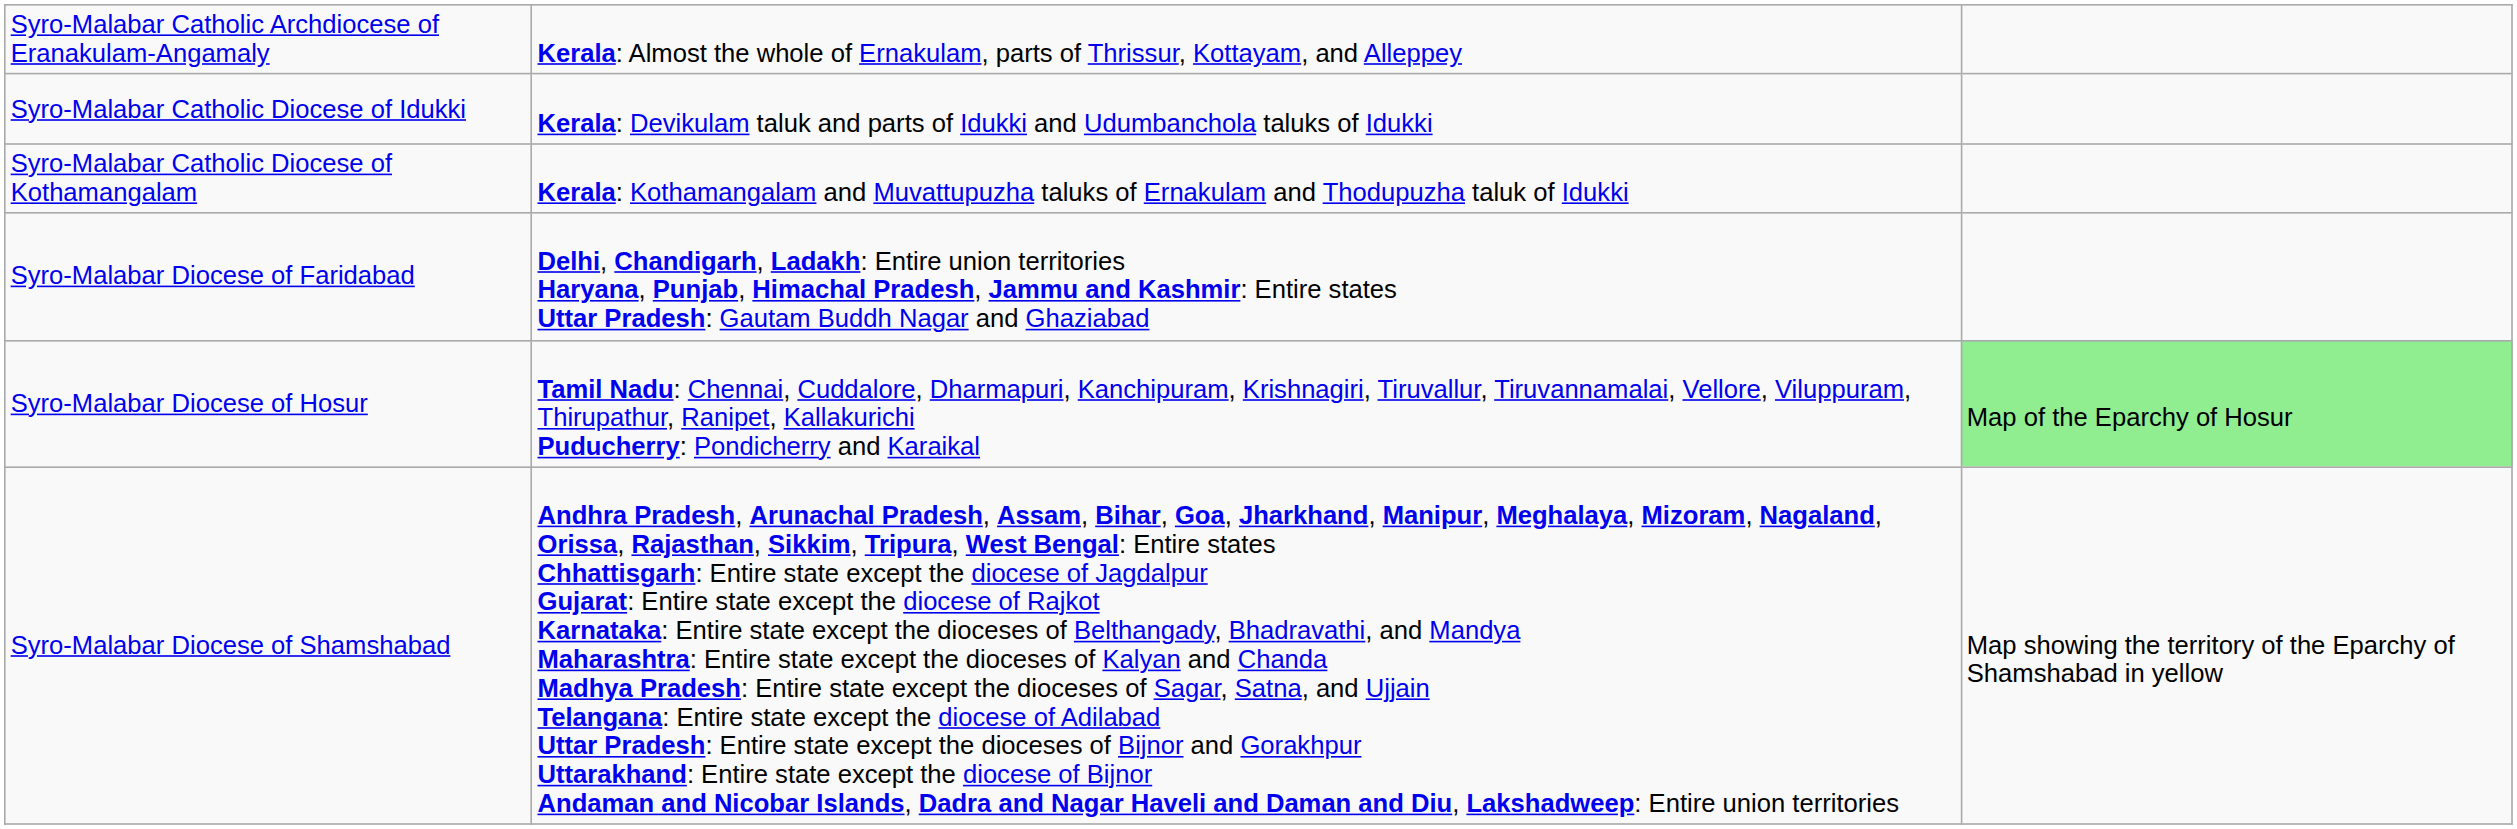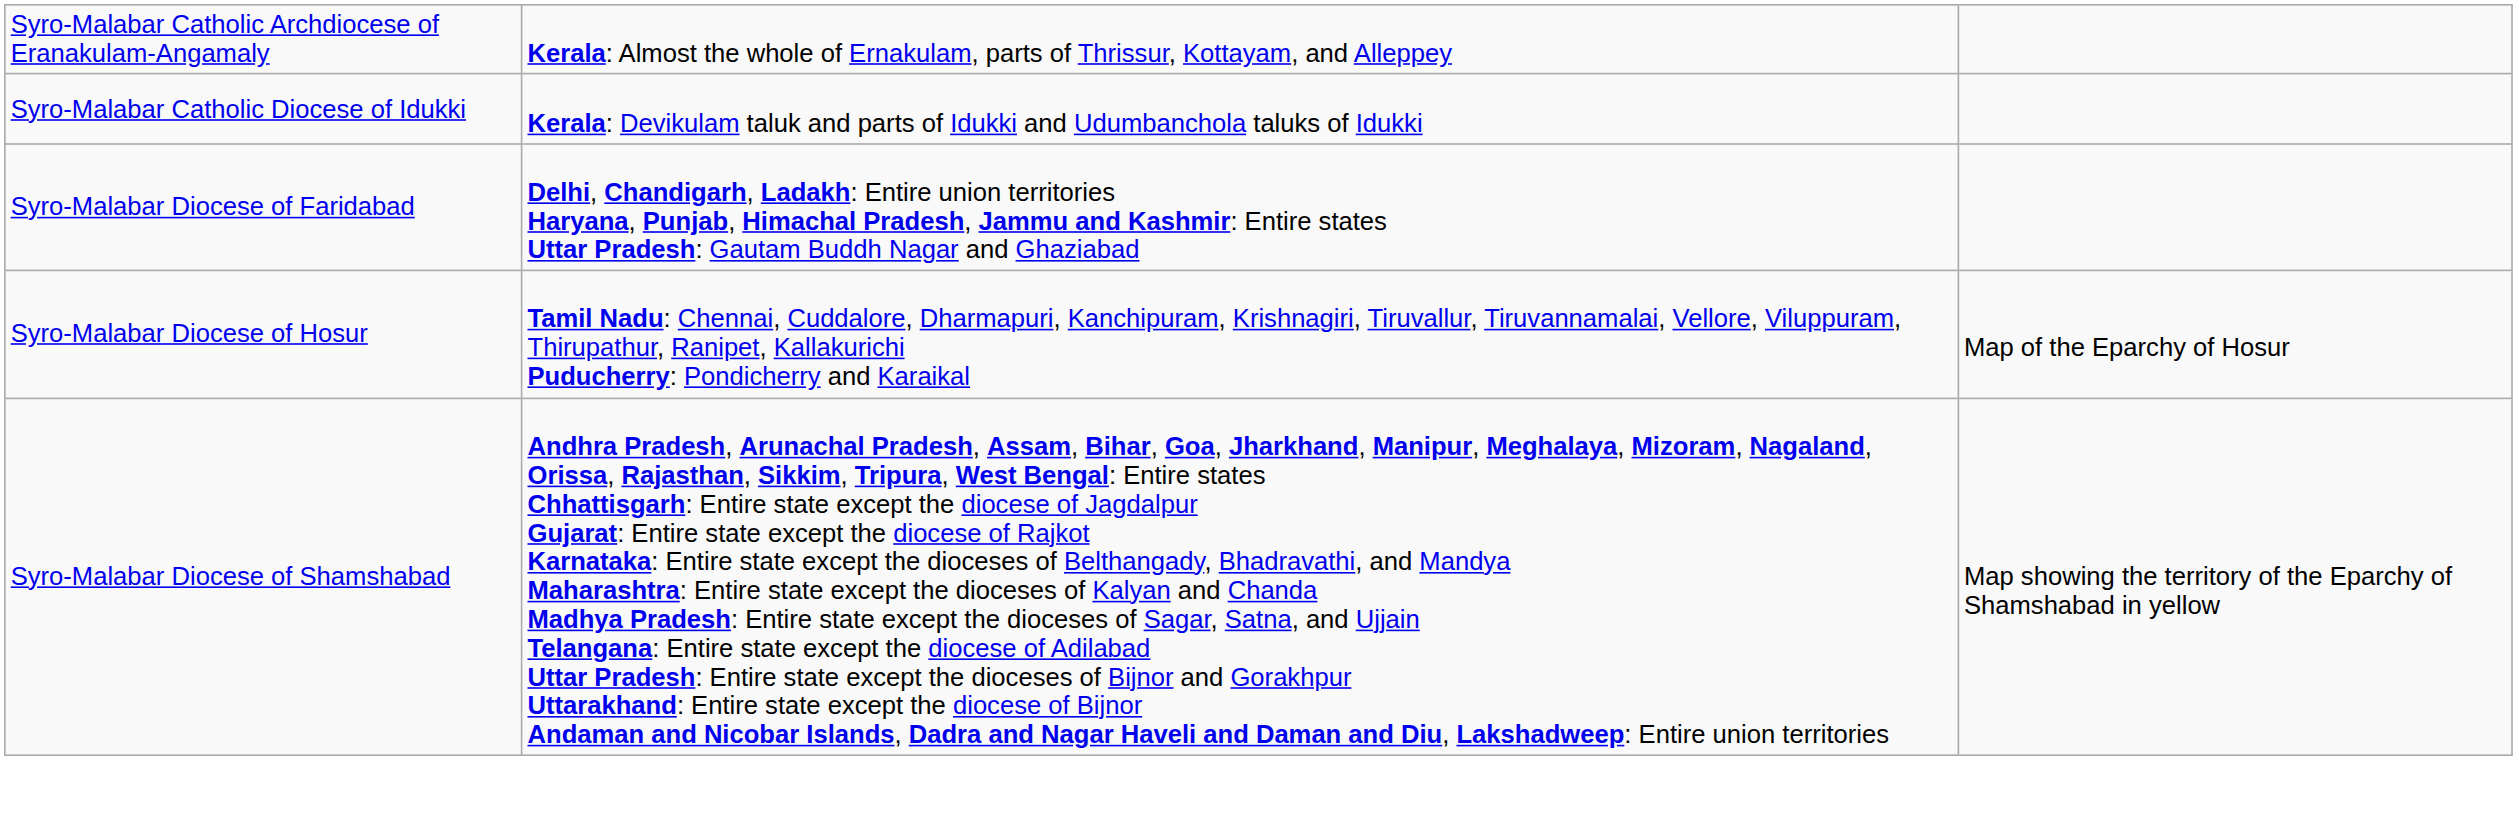- row: (201, 178)
(2130, 417) lightgreen background -> (2127, 348) no background
